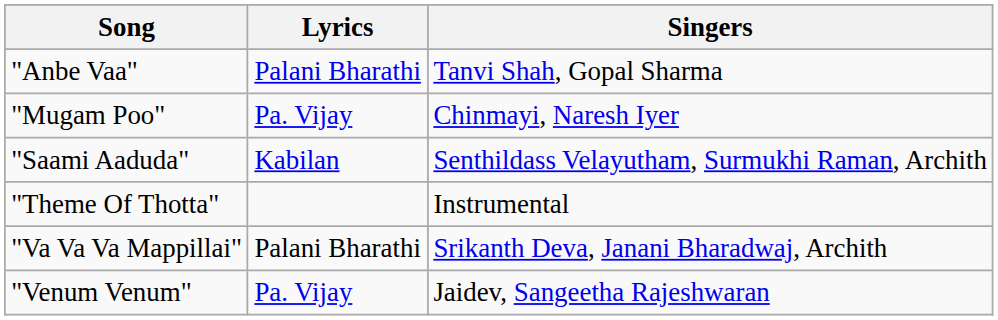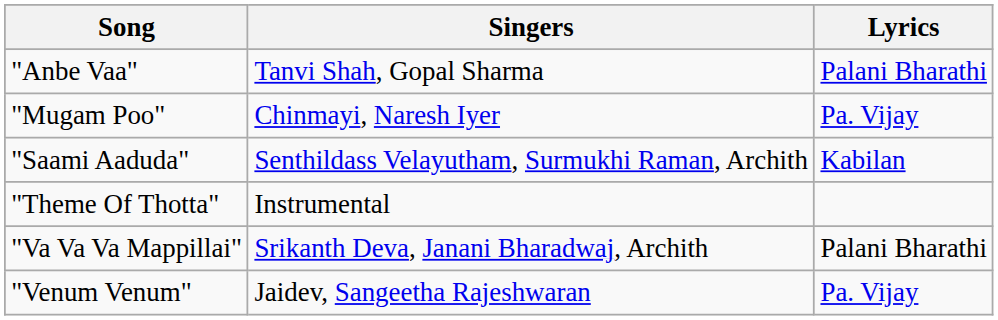columns swapped: (710, 26) <-> (338, 26)
